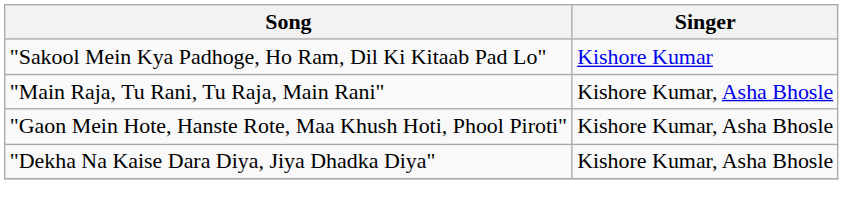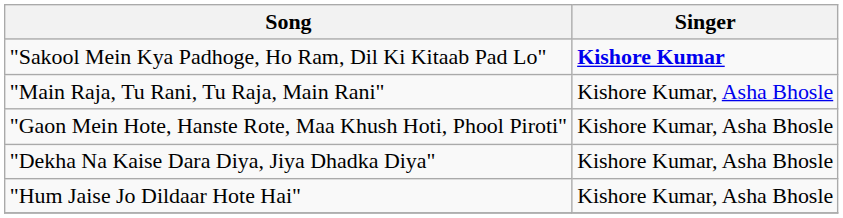(645, 56) normal -> (651, 56) bold
+ row: (155, 195)
